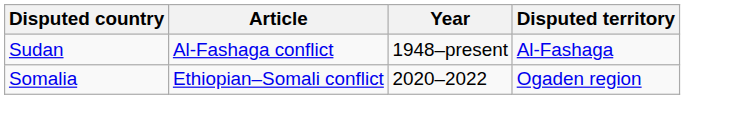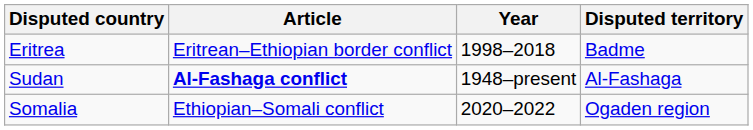+ row: (37, 49)
(253, 49) normal -> (260, 79) bold
